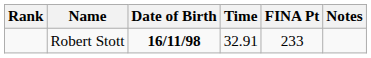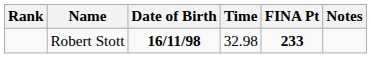(241, 40) 32.91 -> (241, 40) 32.98
(292, 40) normal -> (292, 40) bold
